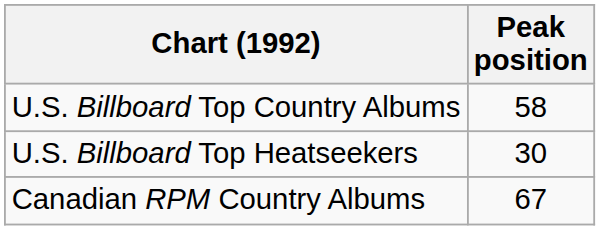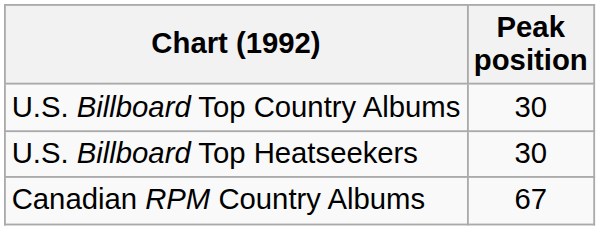(531, 107) 58 -> (531, 107) 30
